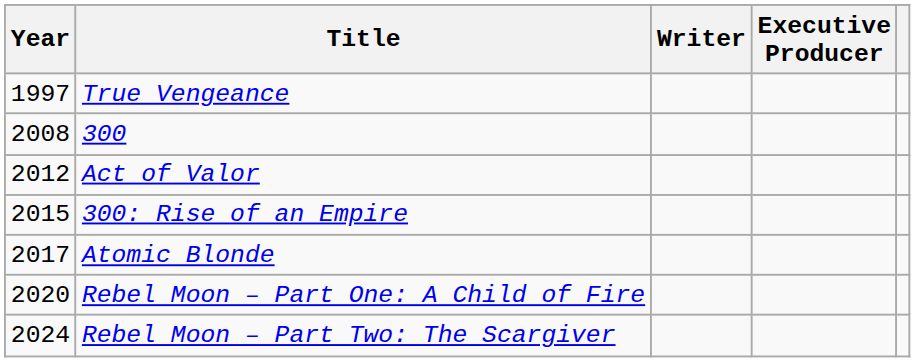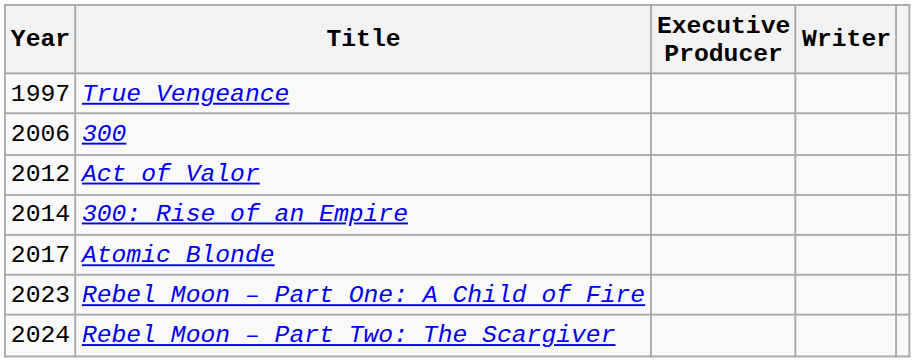columns swapped: (701, 39) <-> (824, 39)
(40, 134) 2008 -> (40, 134) 2006
(40, 215) 2015 -> (40, 215) 2014
(40, 295) 2020 -> (40, 295) 2023
